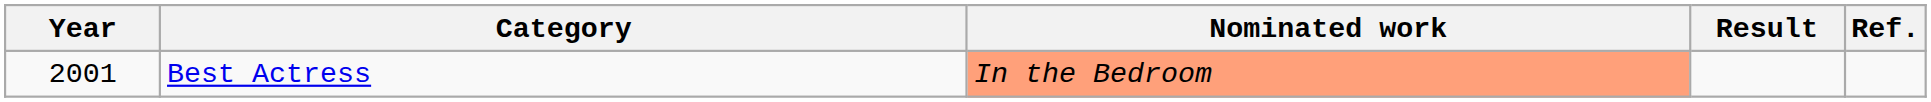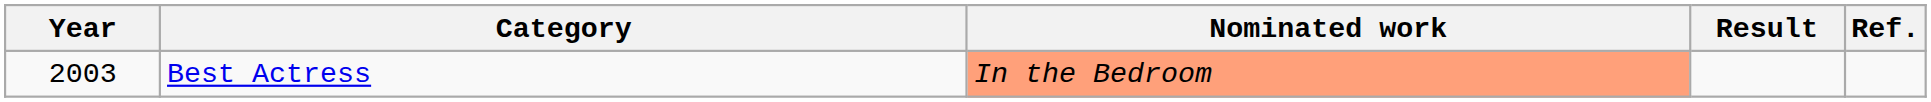(83, 74) 2001 -> (83, 74) 2003
